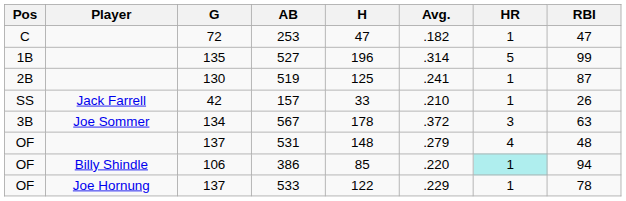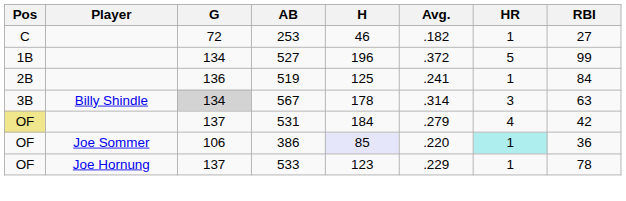(362, 36) 47 -> (362, 36) 46
(584, 36) 47 -> (584, 36) 27
(214, 57) 135 -> (214, 57) 134
(436, 57) .314 -> (436, 57) .372
(214, 79) 130 -> (214, 79) 136
(584, 79) 87 -> (584, 79) 84
- row: (288, 100)
(111, 121) Joe Sommer -> (111, 100) Billy Shindle
(214, 121) no background -> (214, 100) lightgrey background
(436, 121) .372 -> (436, 100) .314
(25, 143) no background -> (25, 121) khaki background
(362, 143) 148 -> (362, 121) 184
(584, 143) 48 -> (584, 121) 42
(111, 164) Billy Shindle -> (111, 143) Joe Sommer
(362, 164) no background -> (362, 143) lavender background
(584, 164) 94 -> (584, 143) 36
(362, 185) 122 -> (362, 164) 123
